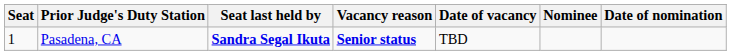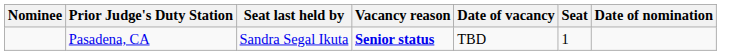columns swapped: (21, 15) <-> (570, 15)
(271, 38) bold -> (294, 38) normal
